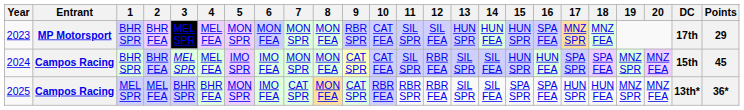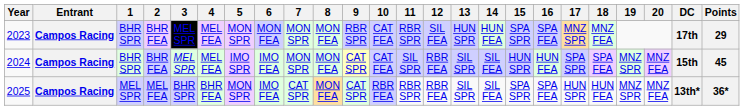(75, 35) MP Motorsport -> (75, 35) Campos Racing
(410, 35) SIL SPR -> (410, 35) RBR SPR
(520, 35) HUN SPR -> (520, 35) SPA SPR
